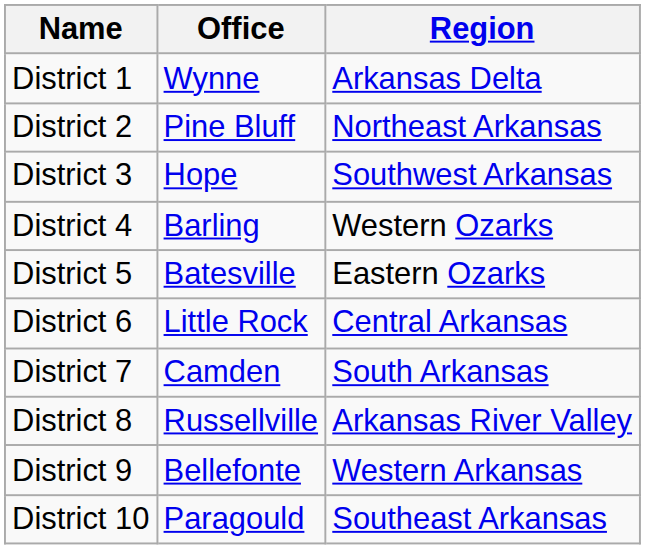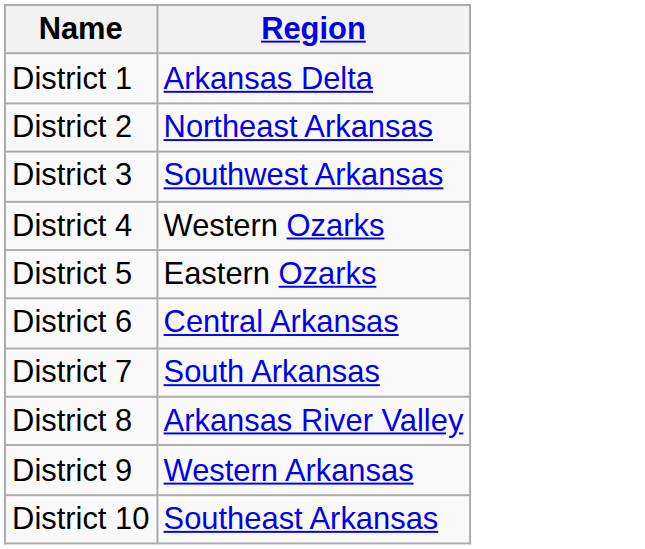- column: (241, 28)
